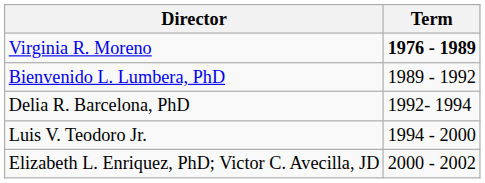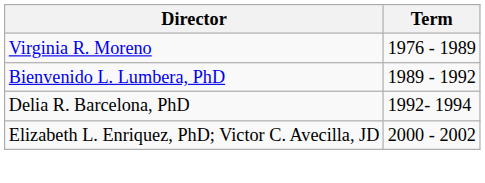(432, 47) bold -> (432, 47) normal
- row: (78, 134)
